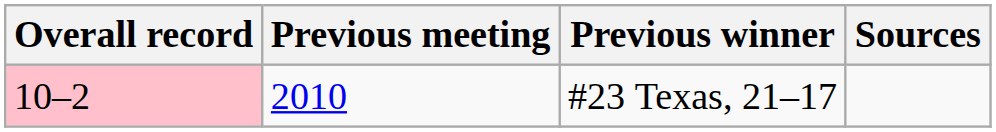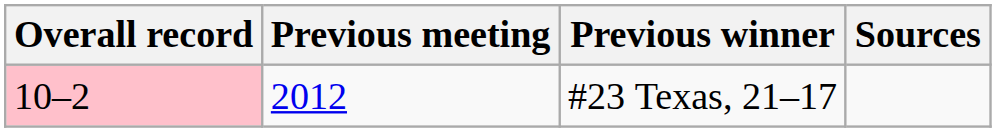(309, 95) 2010 -> (309, 95) 2012
